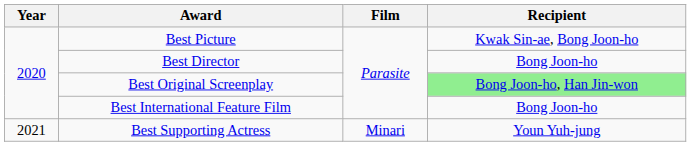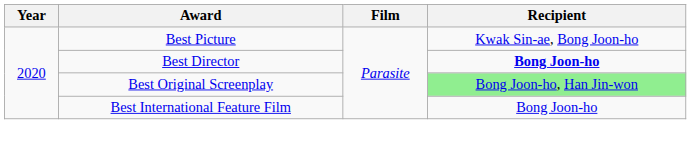(557, 61) normal -> (557, 61) bold
- row: (201, 130)
